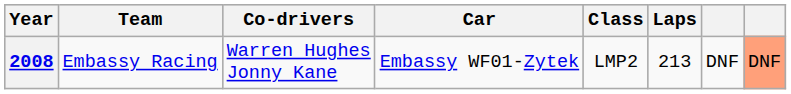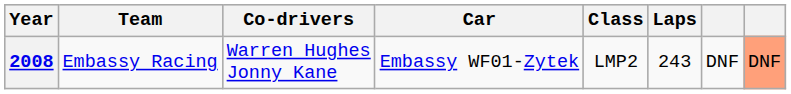(675, 62) 213 -> (675, 62) 243
